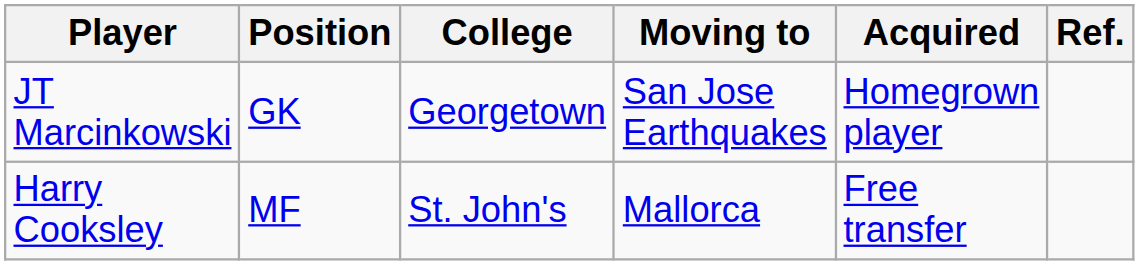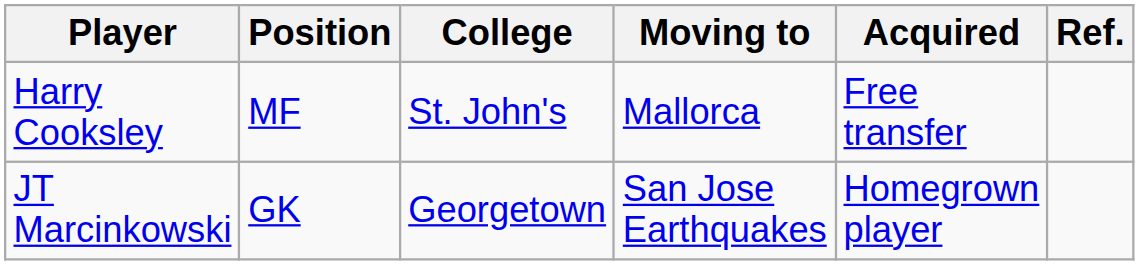rows swapped: (88, 209) <-> (122, 111)
